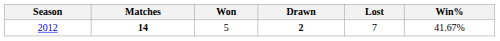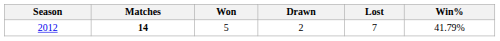(301, 28) bold -> (301, 28) normal
(450, 28) 41.67% -> (450, 28) 41.79%
